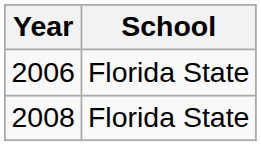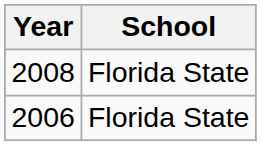rows swapped: (43, 72) <-> (43, 117)
